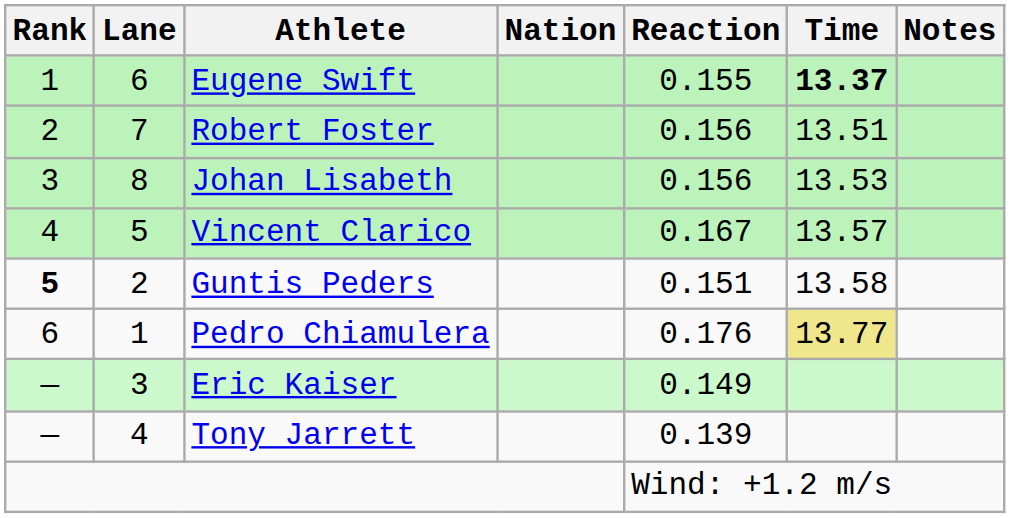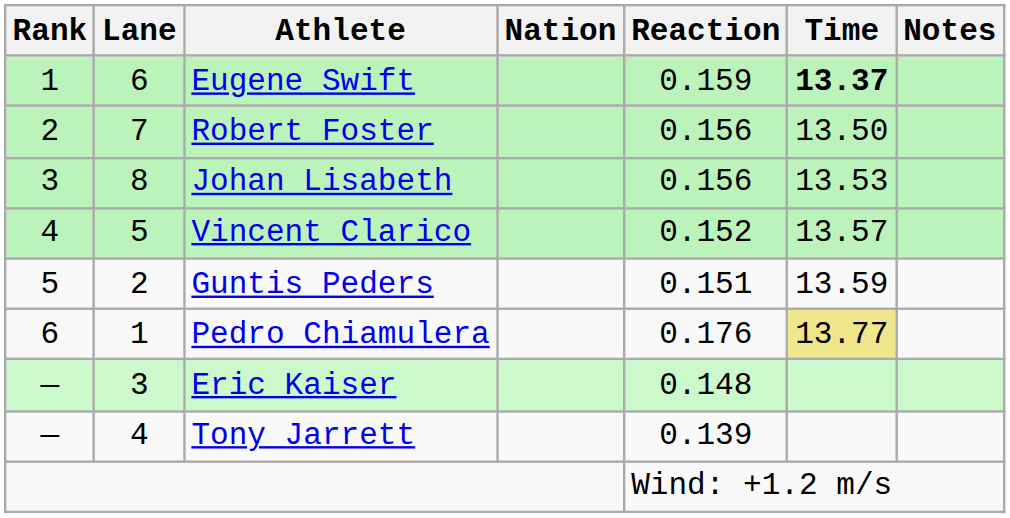(706, 81) 0.155 -> (706, 81) 0.159
(842, 132) 13.51 -> (842, 132) 13.50
(706, 233) 0.167 -> (706, 233) 0.152
(50, 284) bold -> (50, 284) normal
(842, 284) 13.58 -> (842, 284) 13.59
(706, 385) 0.149 -> (706, 385) 0.148
